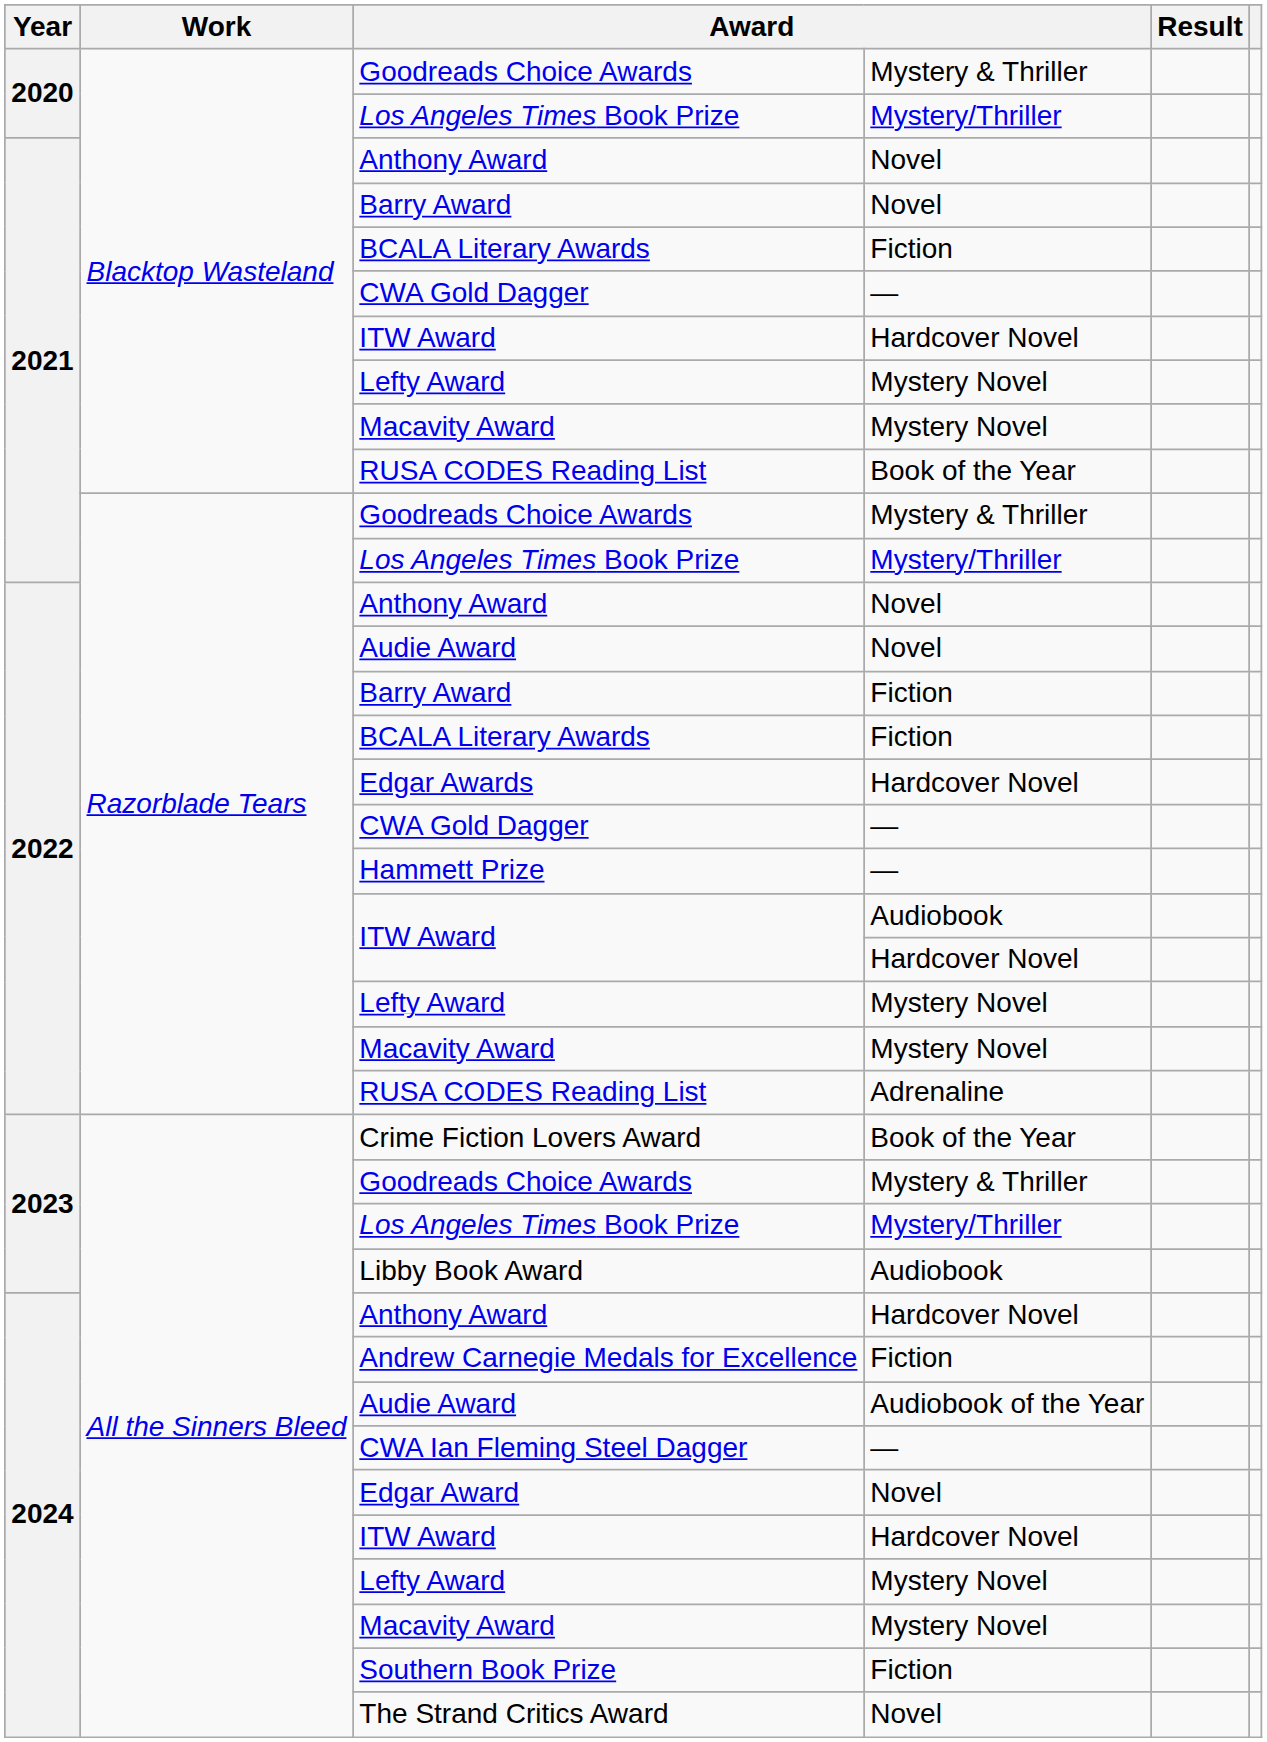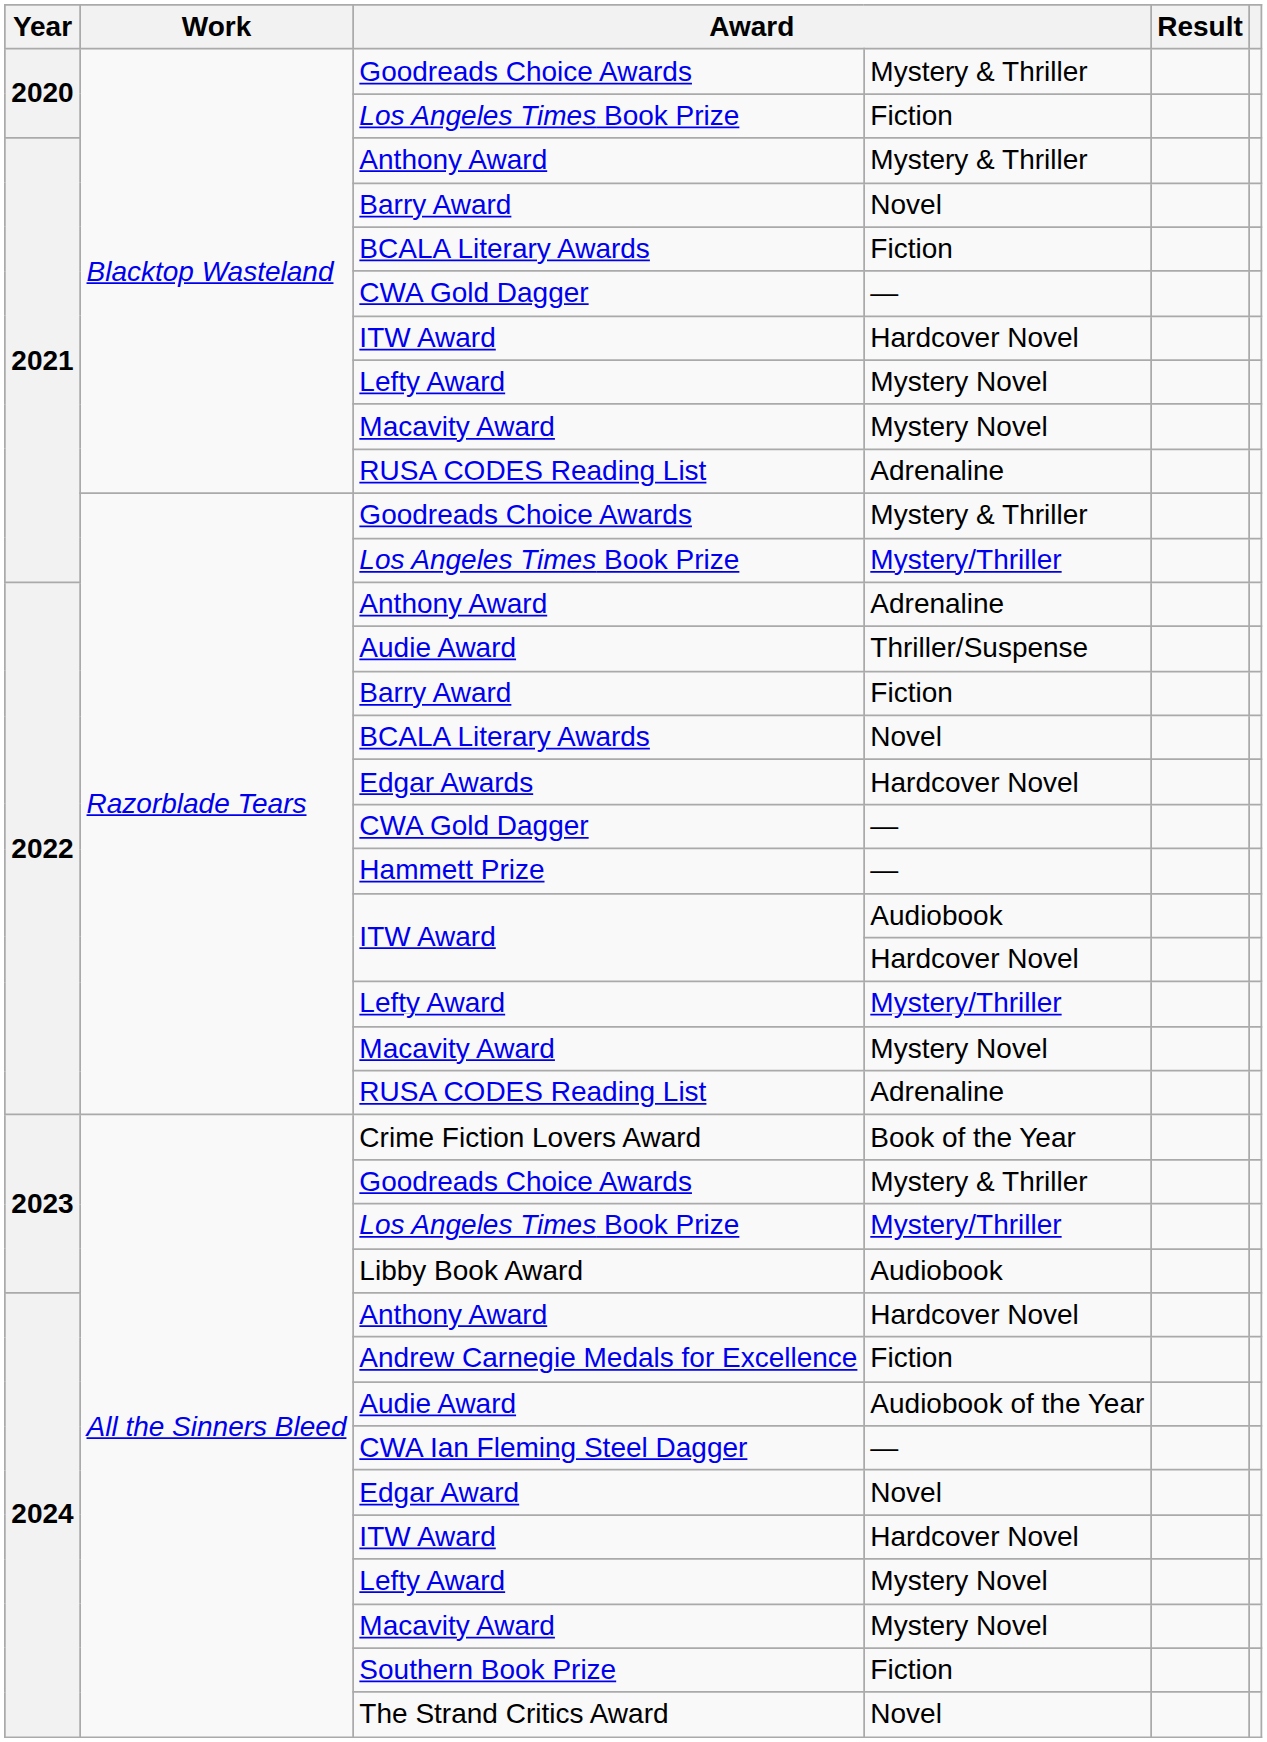(966, 115) Mystery/Thriller -> (912, 115) Fiction
(906, 159) Novel -> (979, 159) Mystery & Thriller
(973, 470) Book of the Year -> (937, 470) Adrenaline
(906, 603) Novel -> (937, 603) Adrenaline
(906, 648) Novel -> (979, 648) Thriller/Suspense
(912, 737) Fiction -> (906, 737) Novel
(959, 1003) Mystery Novel -> (966, 1003) Mystery/Thriller
